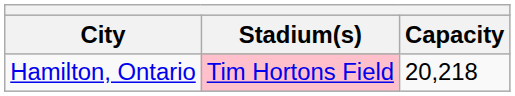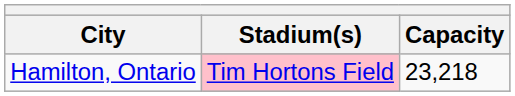(441, 72) 20,218 -> (441, 72) 23,218
